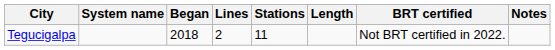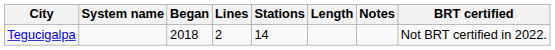columns swapped: (529, 14) <-> (432, 14)
(261, 34) 11 -> (261, 34) 14
